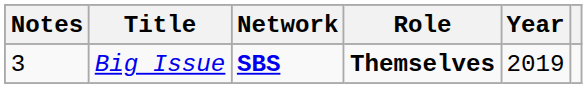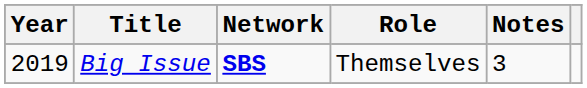columns swapped: (536, 25) <-> (47, 25)
(423, 64) bold -> (408, 64) normal
